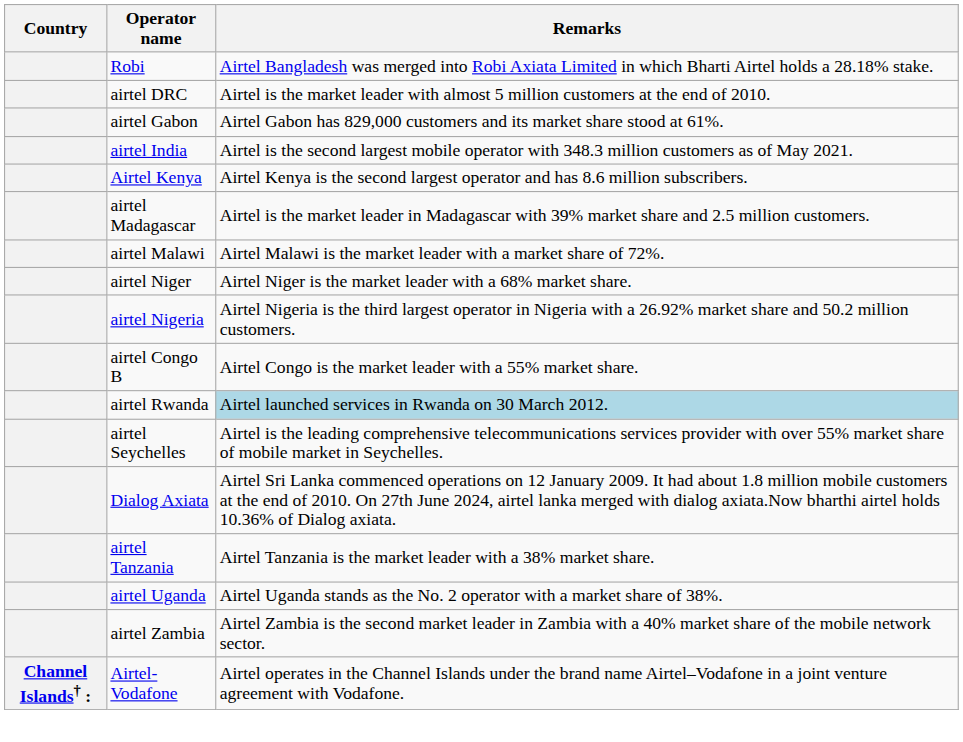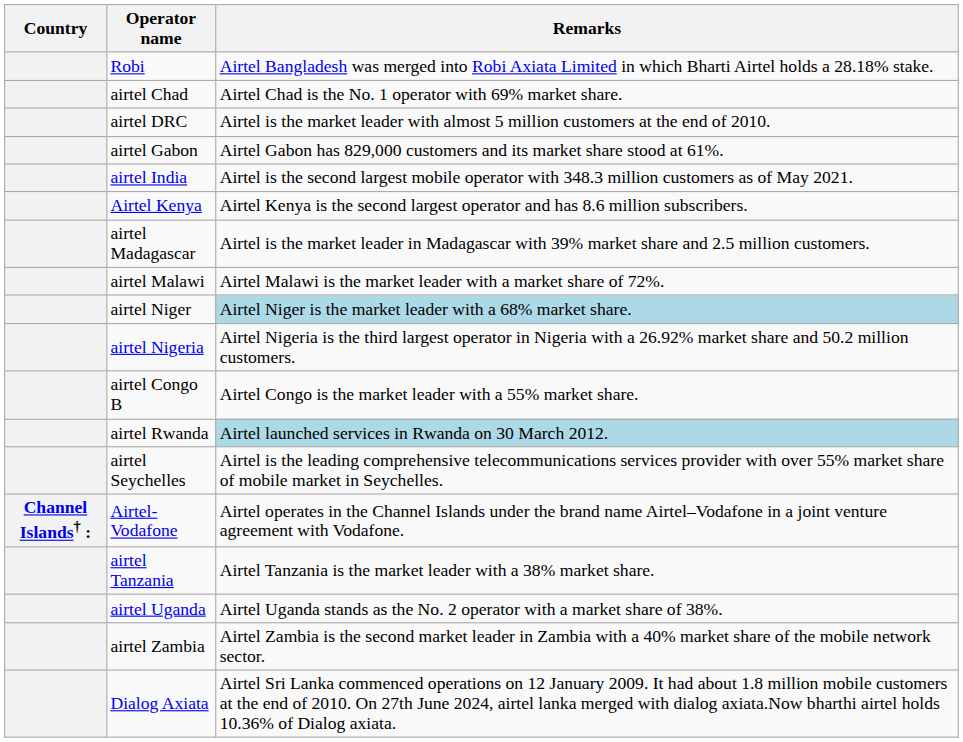+ row: (149, 94)
(426, 281) no background -> (426, 309) lightblue background
rows swapped: (160, 500) <-> (144, 683)
